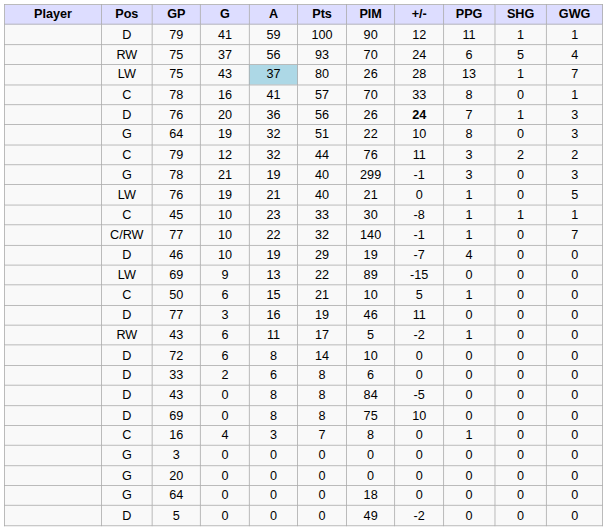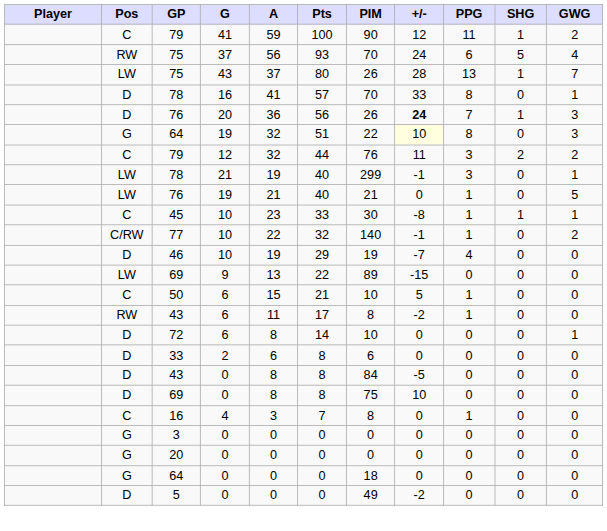(127, 34) D -> (127, 34) C
(575, 34) 1 -> (575, 34) 2
(273, 74) lightblue background -> (273, 74) no background
(127, 94) C -> (127, 94) D
(419, 134) no background -> (419, 134) lightyellow background
(127, 174) G -> (127, 174) LW
(575, 174) 3 -> (575, 174) 1
(575, 235) 7 -> (575, 235) 2
- row: (176, 315)
(371, 335) 5 -> (371, 315) 8
(575, 355) 0 -> (575, 335) 1
